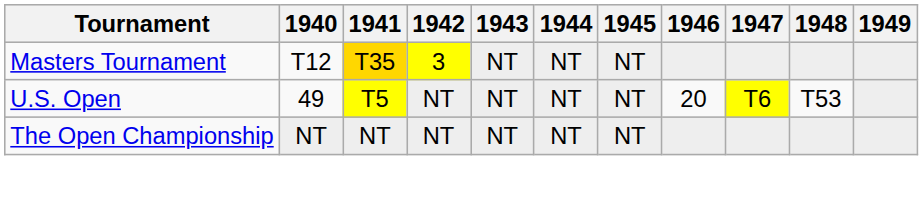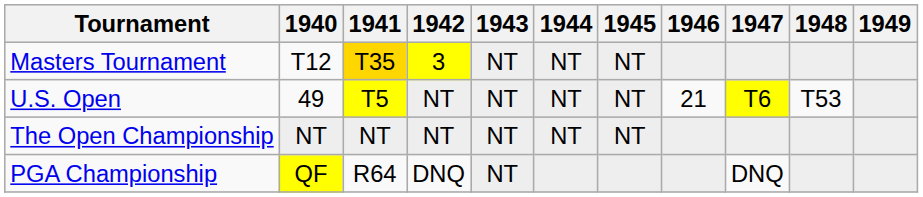(694, 99) 20 -> (694, 99) 21
+ row: (114, 174)
